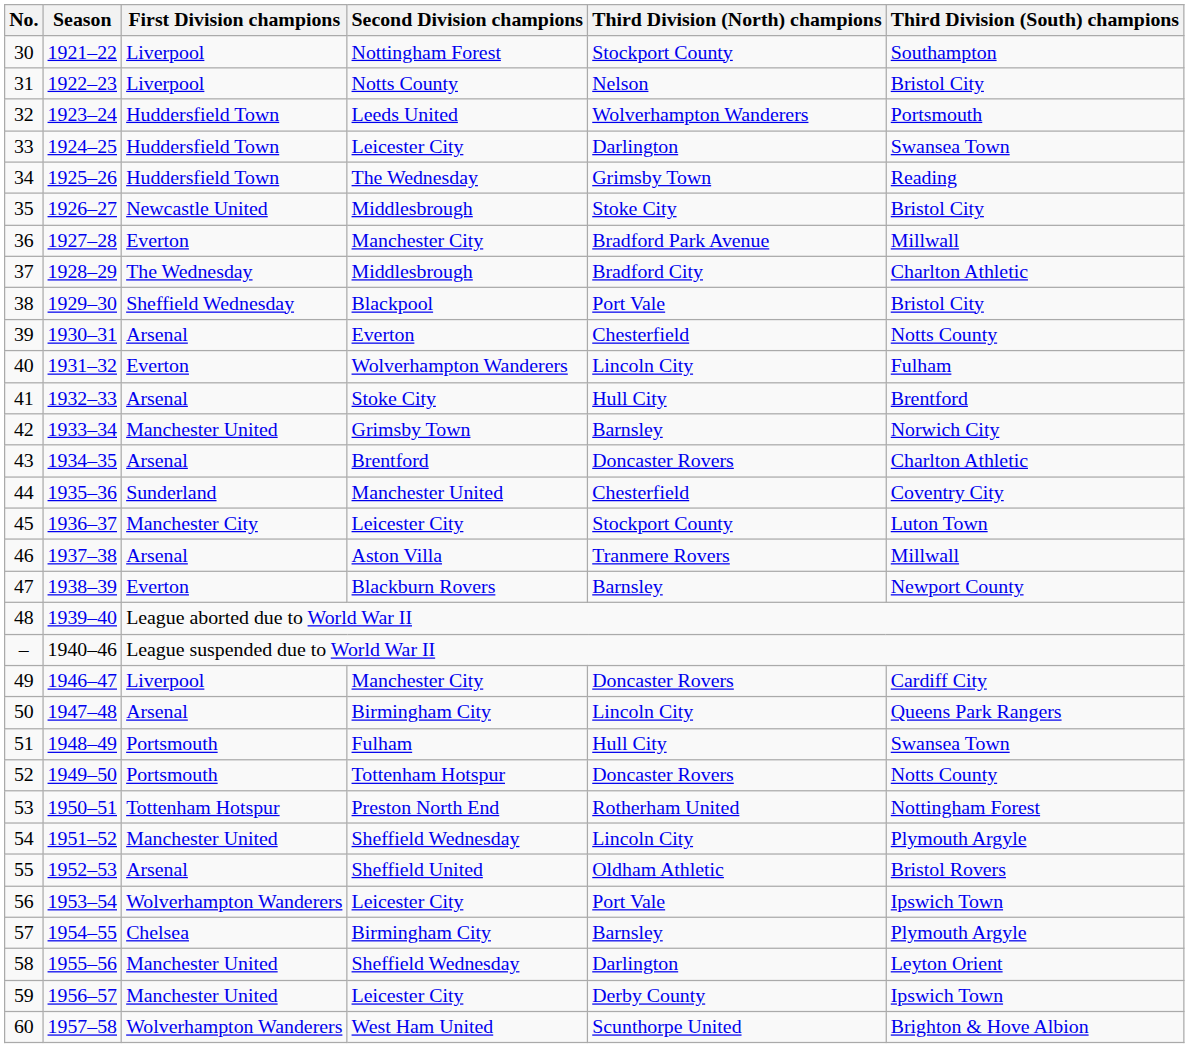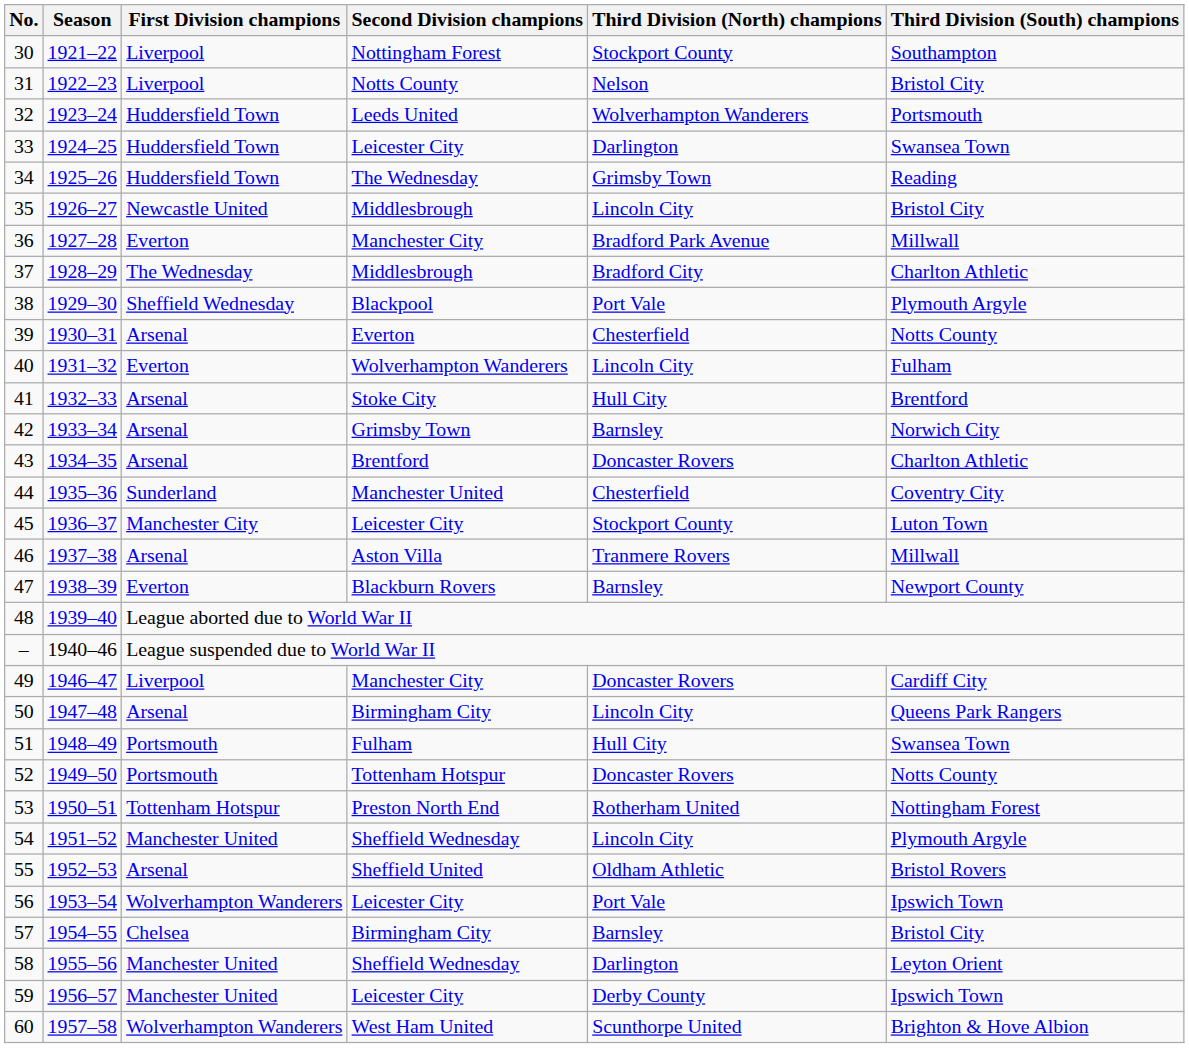(634, 209) Stoke City -> (643, 209) Lincoln City
(937, 303) Bristol City -> (959, 303) Plymouth Argyle
(202, 429) Manchester United -> (157, 429) Arsenal
(959, 932) Plymouth Argyle -> (937, 932) Bristol City
